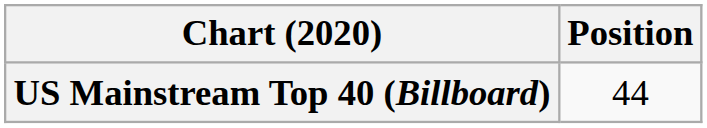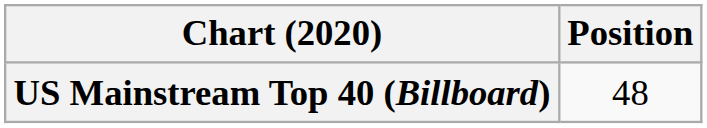(630, 91) 44 -> (630, 91) 48
